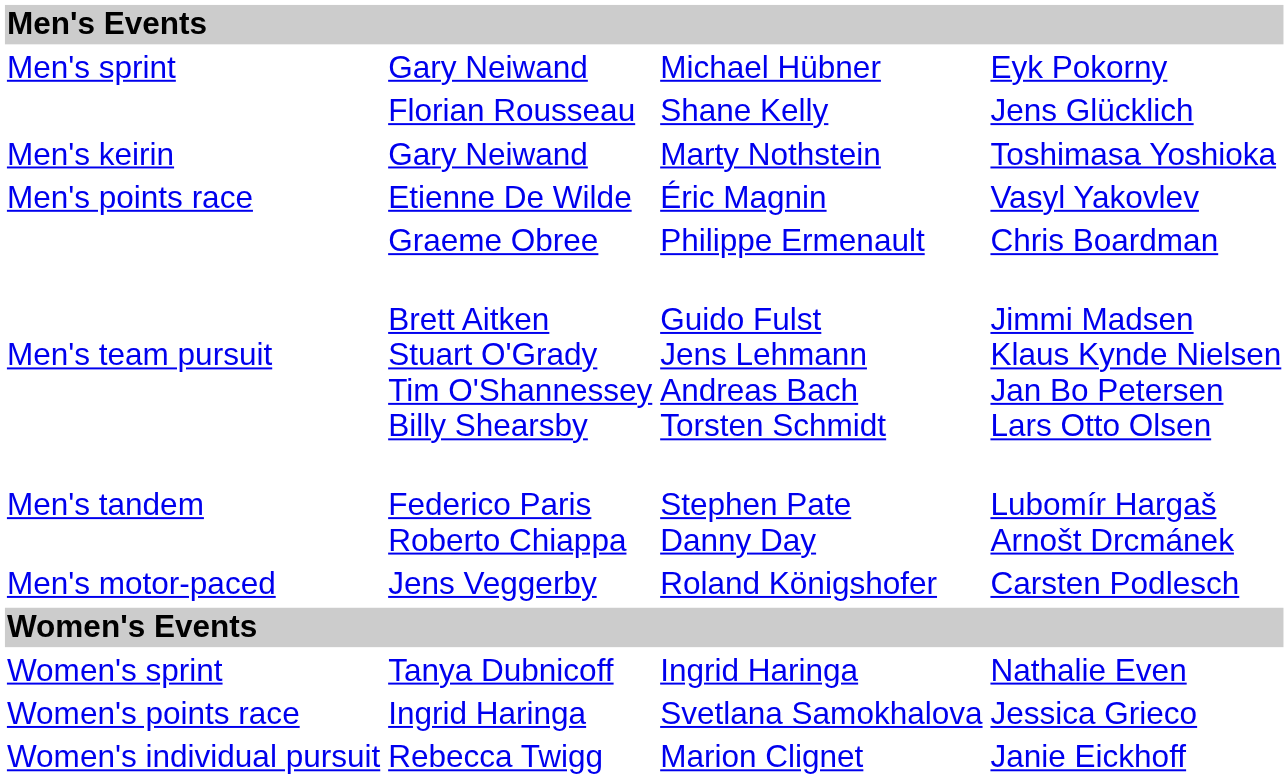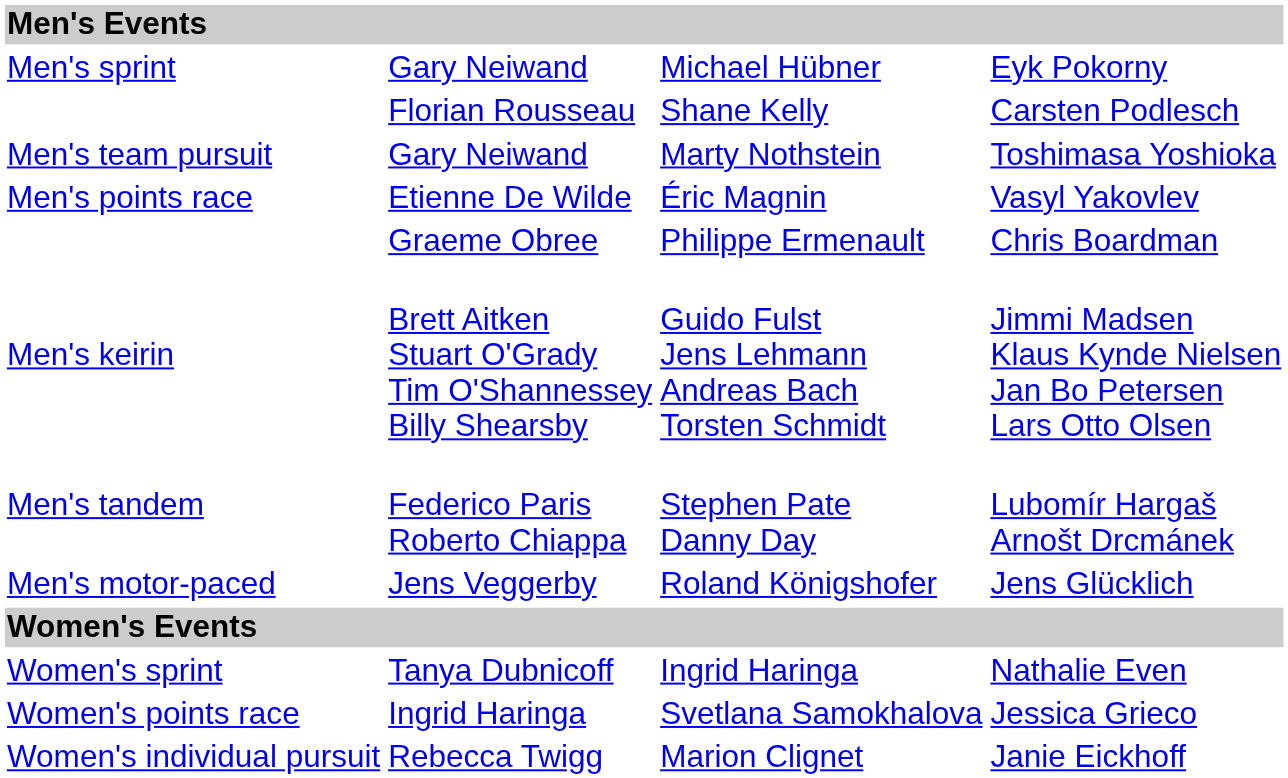(1092, 110) Jens Glücklich -> (1115, 110) Carsten Podlesch
(90, 154) Men's keirin -> (140, 154) Men's team pursuit
(140, 355) Men's team pursuit -> (90, 355) Men's keirin
(1115, 583) Carsten Podlesch -> (1092, 583) Jens Glücklich
